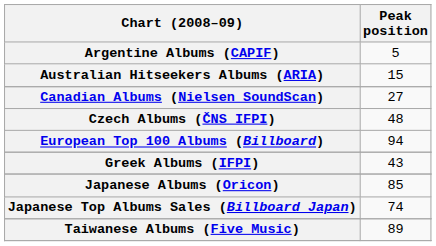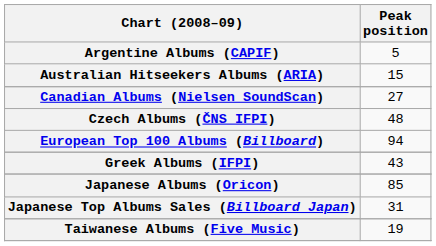(396, 207) 74 -> (396, 207) 31
(396, 229) 89 -> (396, 229) 19
